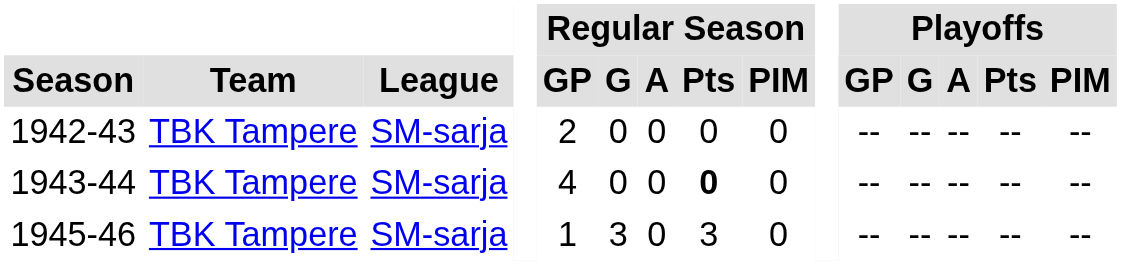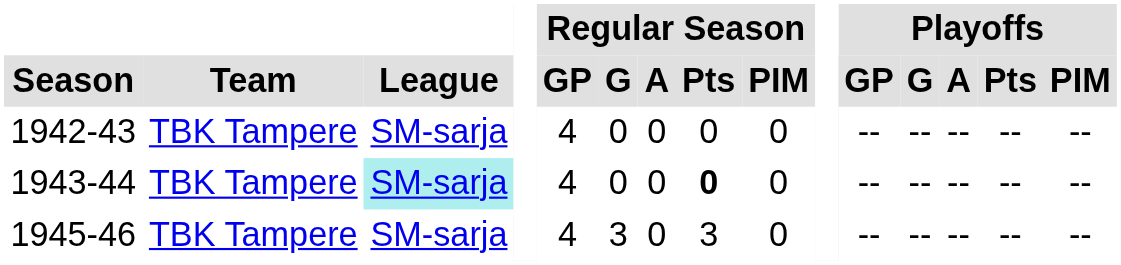(567, 131) 2 -> (567, 131) 4
(439, 183) no background -> (439, 183) paleturquoise background
(567, 234) 1 -> (567, 234) 4
